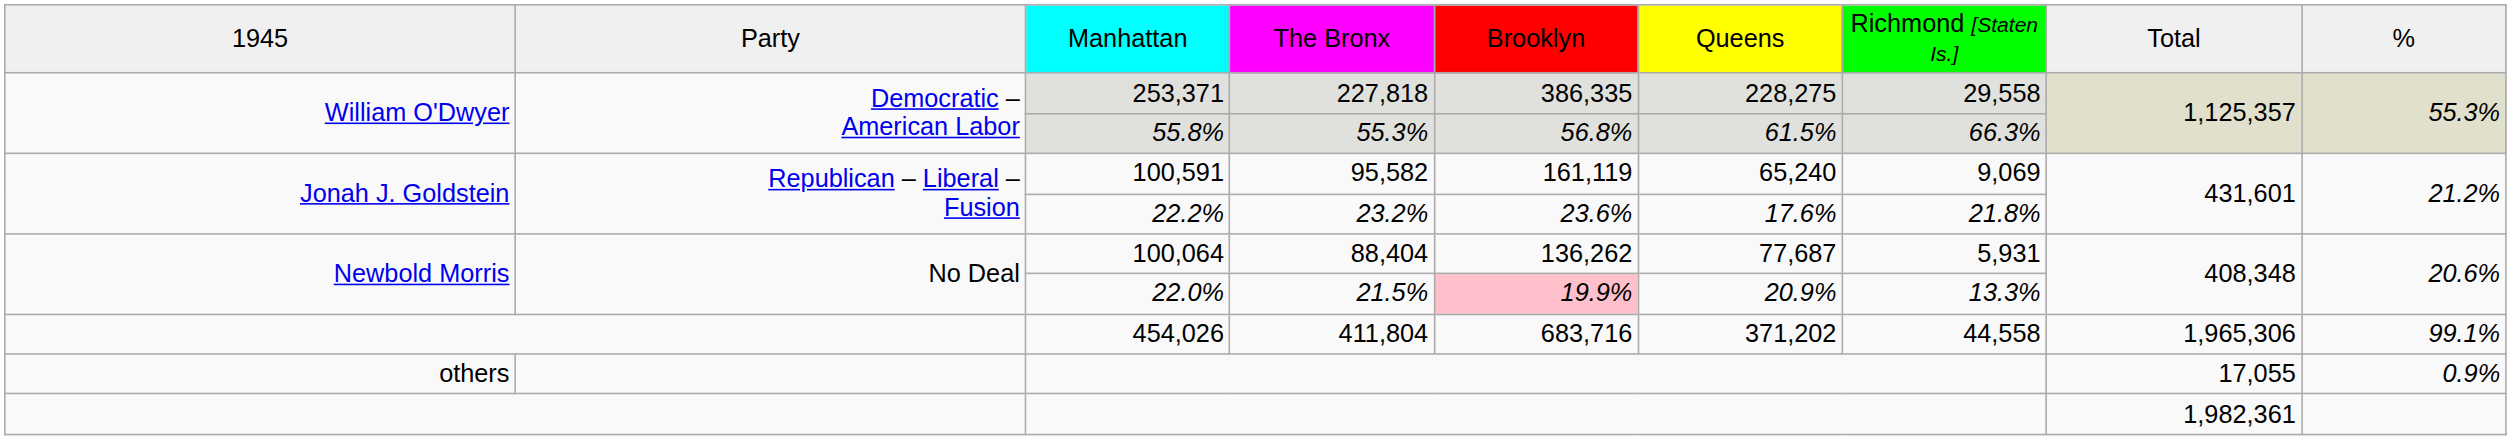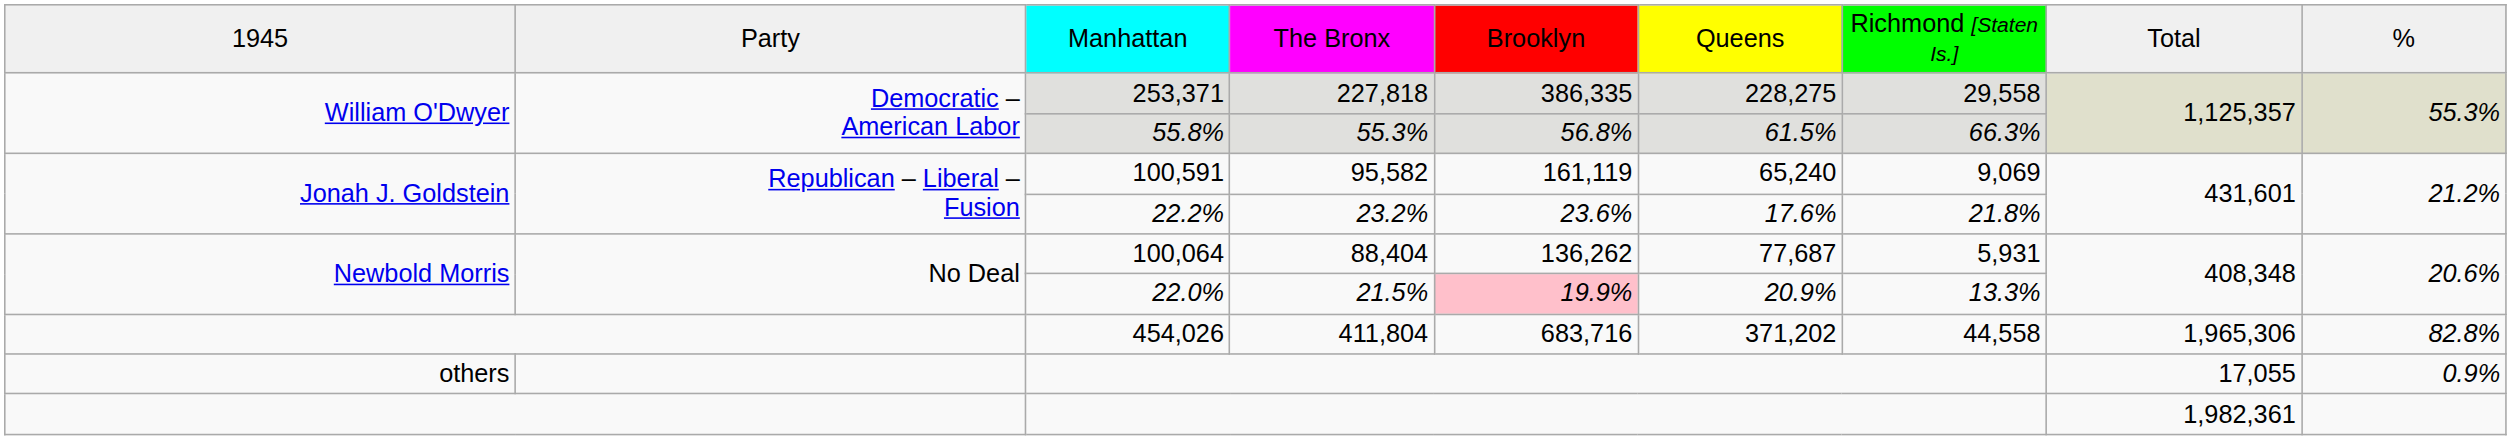(2464, 333) 99.1% -> (2464, 333) 82.8%
